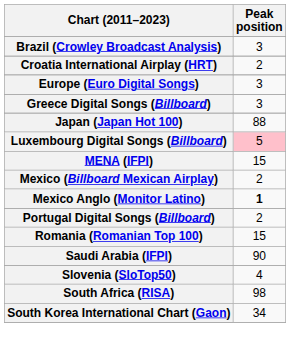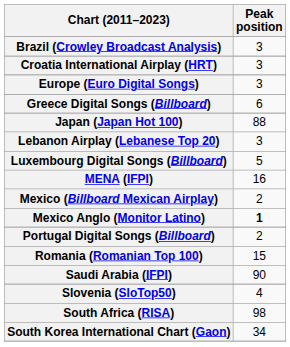(259, 65) 2 -> (259, 65) 3
(259, 103) 3 -> (259, 103) 6
+ row: (119, 141)
(259, 141) pink background -> (259, 160) no background
(259, 160) 15 -> (259, 179) 16
